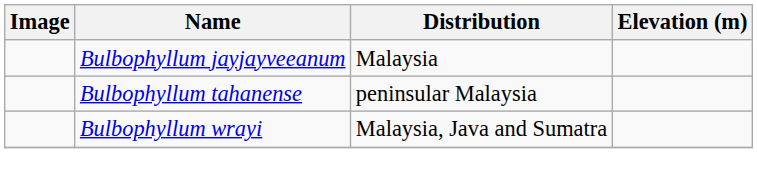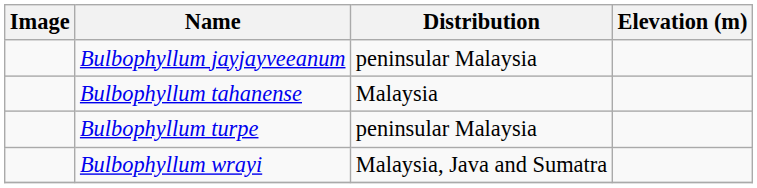(397, 57) Malaysia -> (446, 57) peninsular Malaysia
(446, 93) peninsular Malaysia -> (397, 93) Malaysia
+ row: (169, 128)
